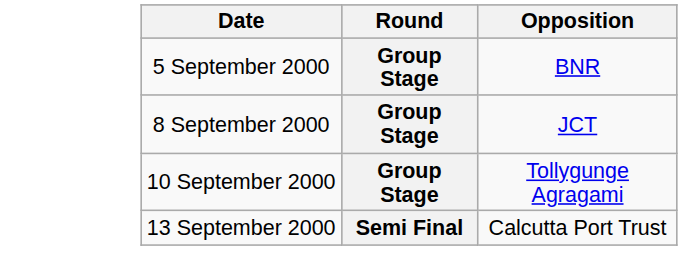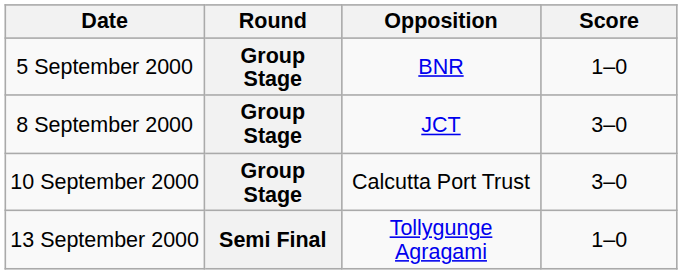+ column: (609, 21)
(578, 182) Tollygunge Agragami -> (441, 182) Calcutta Port Trust
(578, 228) Calcutta Port Trust -> (441, 240) Tollygunge Agragami
